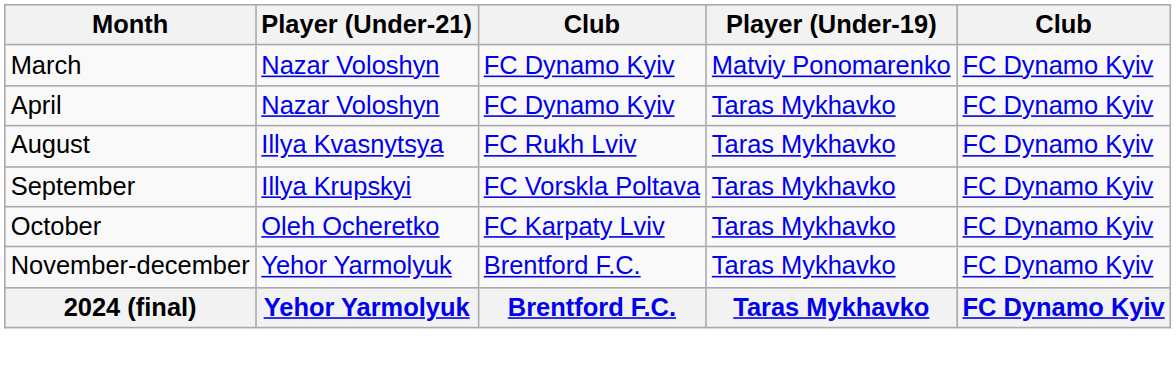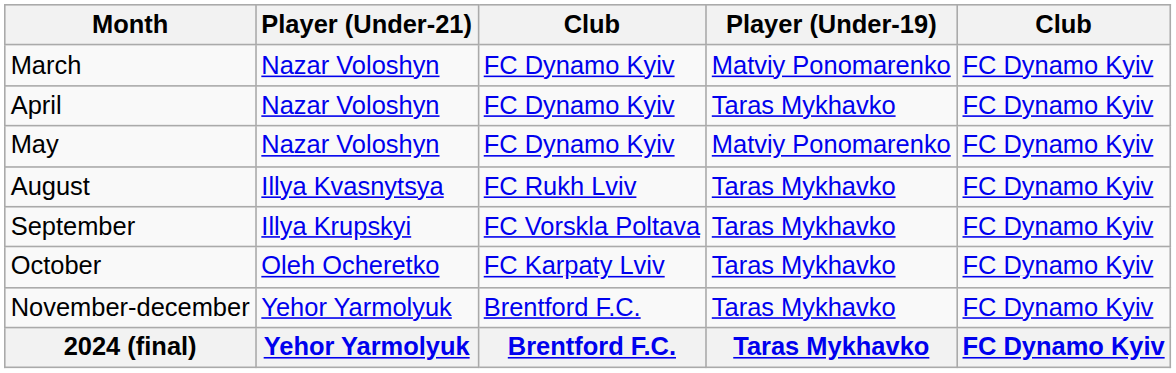+ row: (35, 145)
